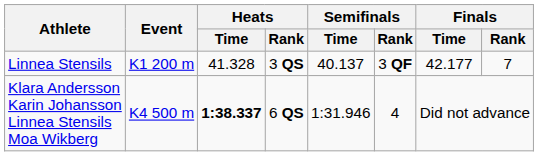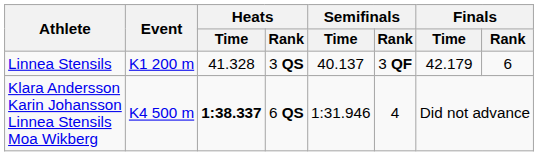(449, 64) 42.177 -> (449, 64) 42.179
(508, 64) 7 -> (508, 64) 6
